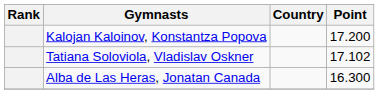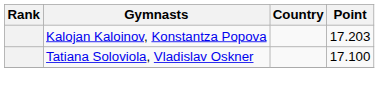(350, 36) 17.200 -> (350, 36) 17.203
(350, 57) 17.102 -> (350, 57) 17.100
- row: (153, 78)
